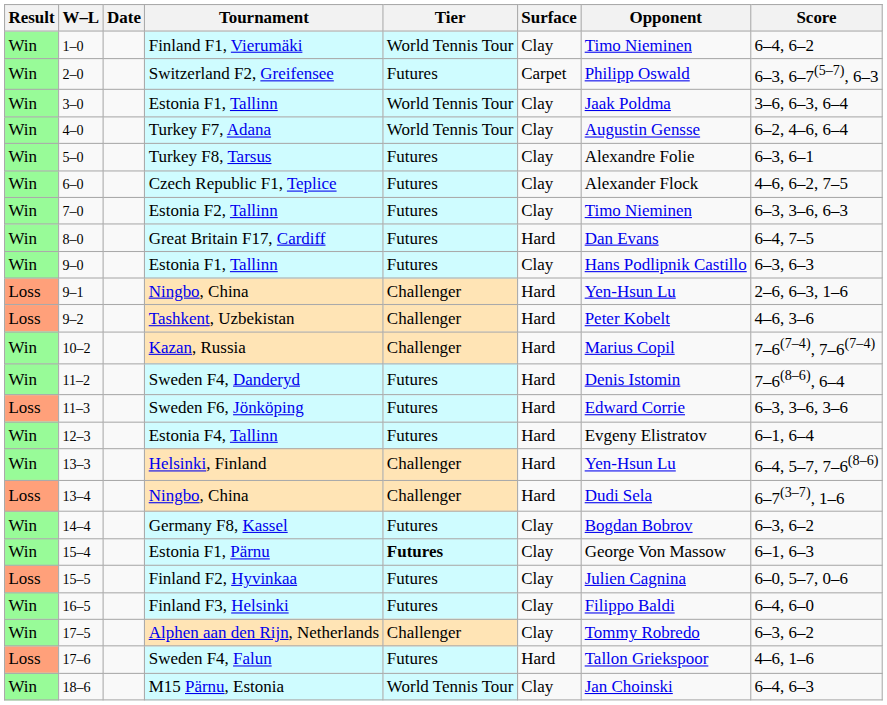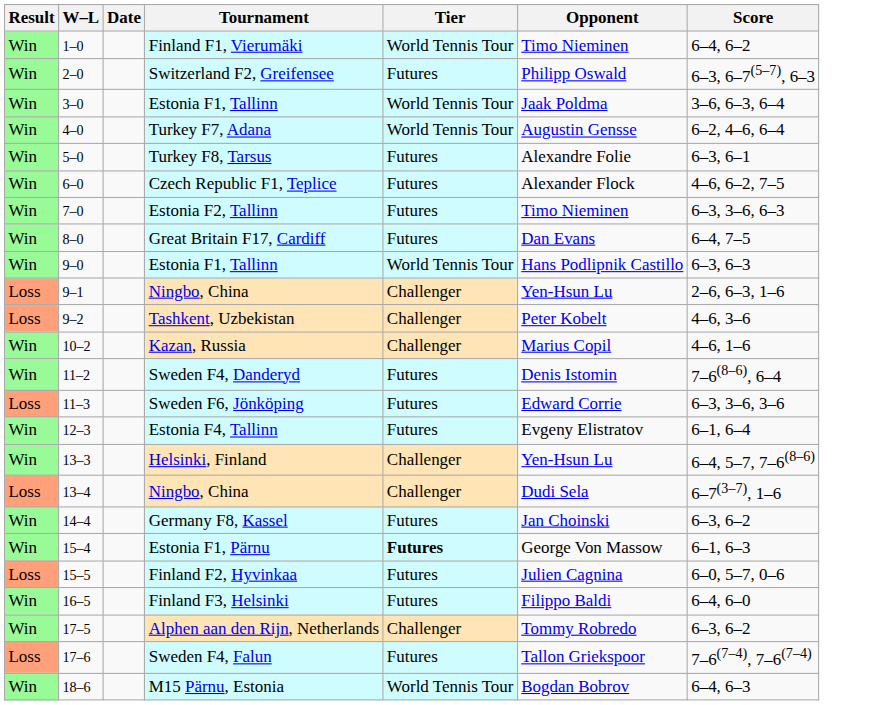- column: (549, 17)
(412, 264) Futures -> (450, 264) World Tennis Tour
(815, 347) 7–6(7–4), 7–6(7–4) -> (721, 345) 4–6, 1–6
(639, 525) Bogdan Bobrov -> (565, 520) Jan Choinski
(784, 659) 4–6, 1–6 -> (751, 657) 7–6(7–4), 7–6(7–4)
(629, 686) Jan Choinski -> (575, 686) Bogdan Bobrov
